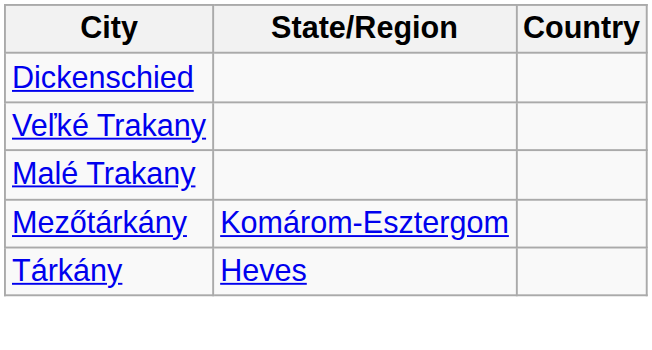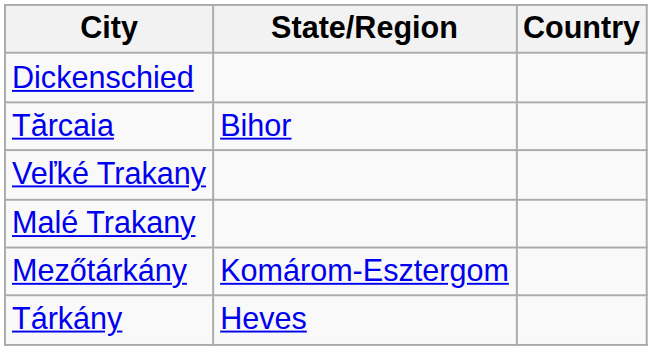+ row: (63, 125)
